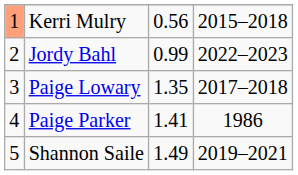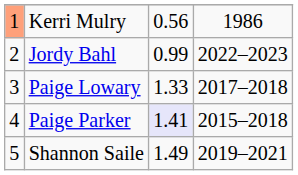(243, 21) 2015–2018 -> (243, 21) 1986
(171, 87) 1.35 -> (171, 87) 1.33
(171, 120) no background -> (171, 120) lavender background
(243, 120) 1986 -> (243, 120) 2015–2018
